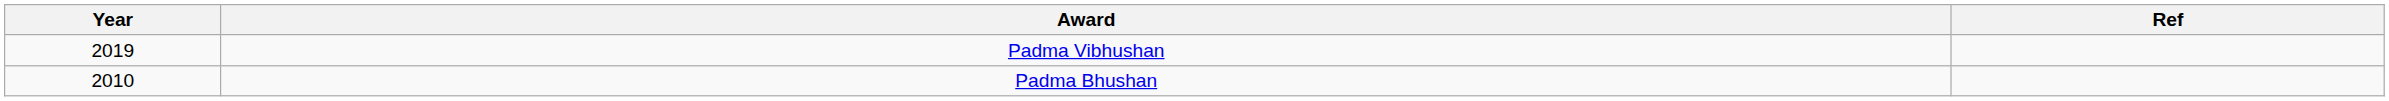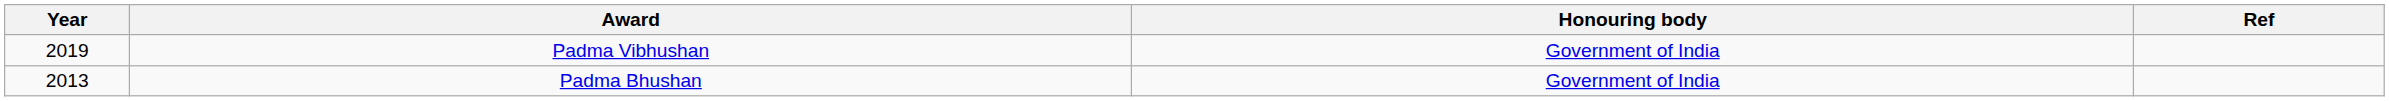+ column: (1633, 19)
(113, 80) 2010 -> (67, 80) 2013
